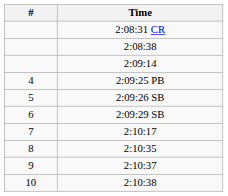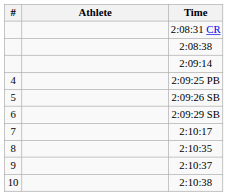+ column: (95, 13)
